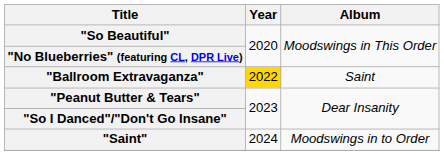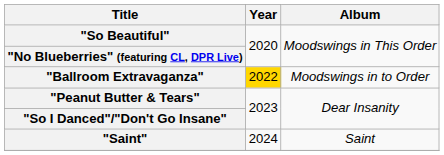(360, 77) Saint -> (360, 77) Moodswings in to Order
(360, 139) Moodswings in to Order -> (360, 139) Saint
